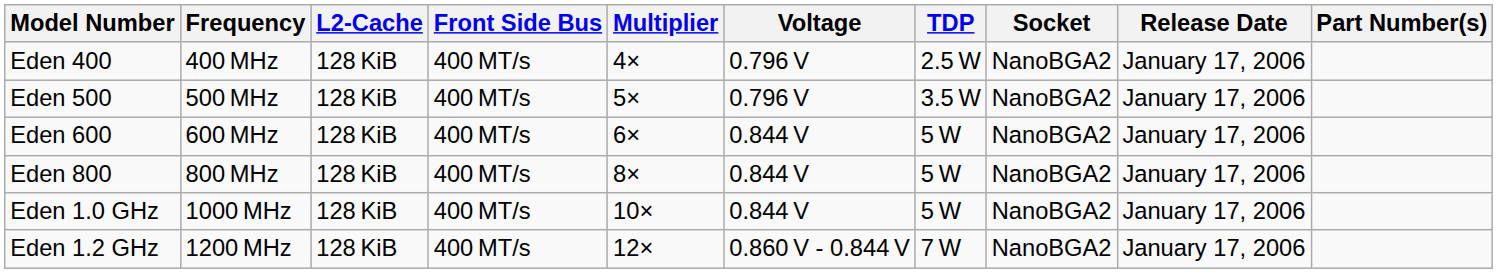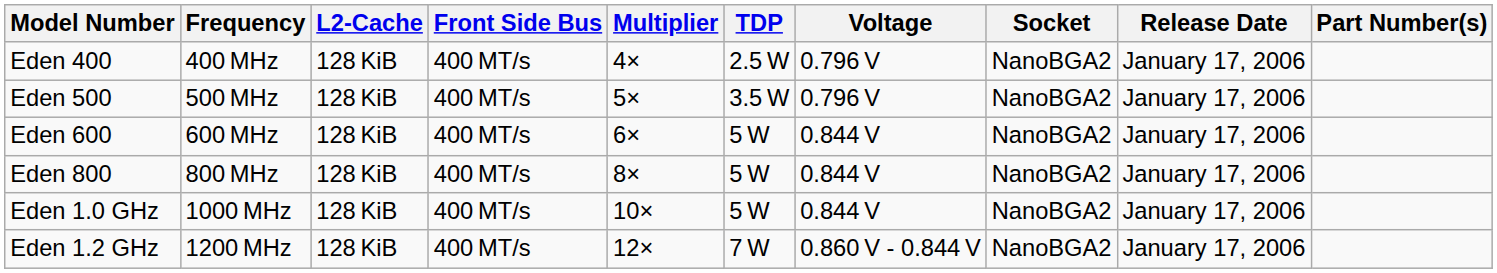columns swapped: (820, 23) <-> (951, 23)
